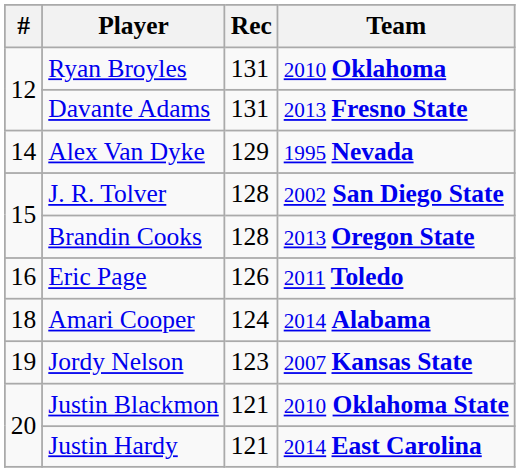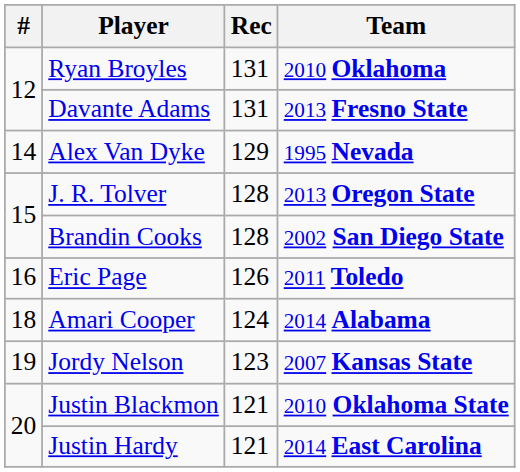(394, 194) 2002 San Diego State -> (379, 194) 2013 Oregon State
(379, 236) 2013 Oregon State -> (394, 236) 2002 San Diego State
